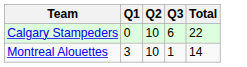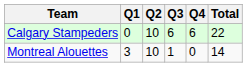+ column: (197, 14)
